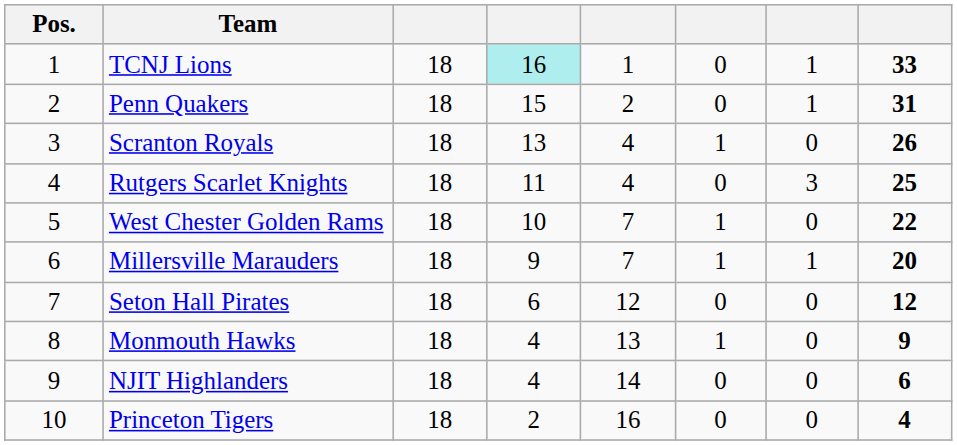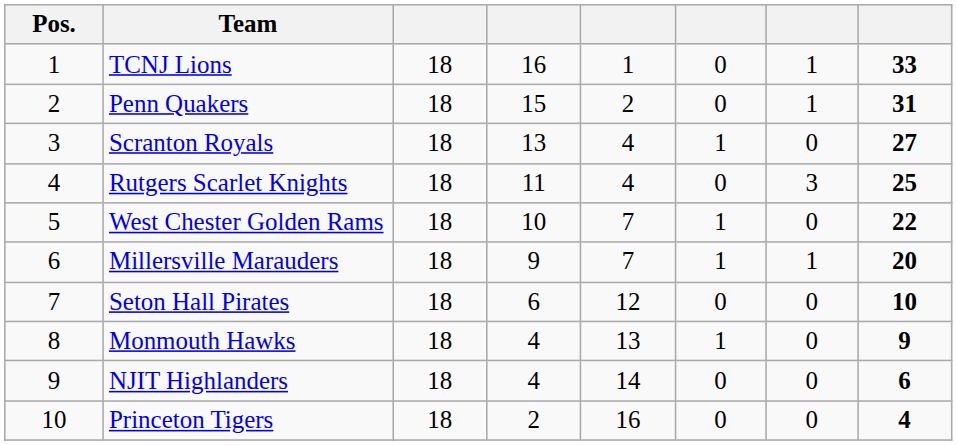(534, 63) paleturquoise background -> (534, 63) no background
(905, 143) 26 -> (905, 143) 27
(905, 301) 12 -> (905, 301) 10
